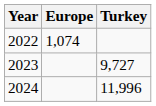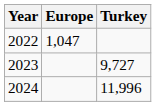(62, 40) 1,074 -> (62, 40) 1,047
